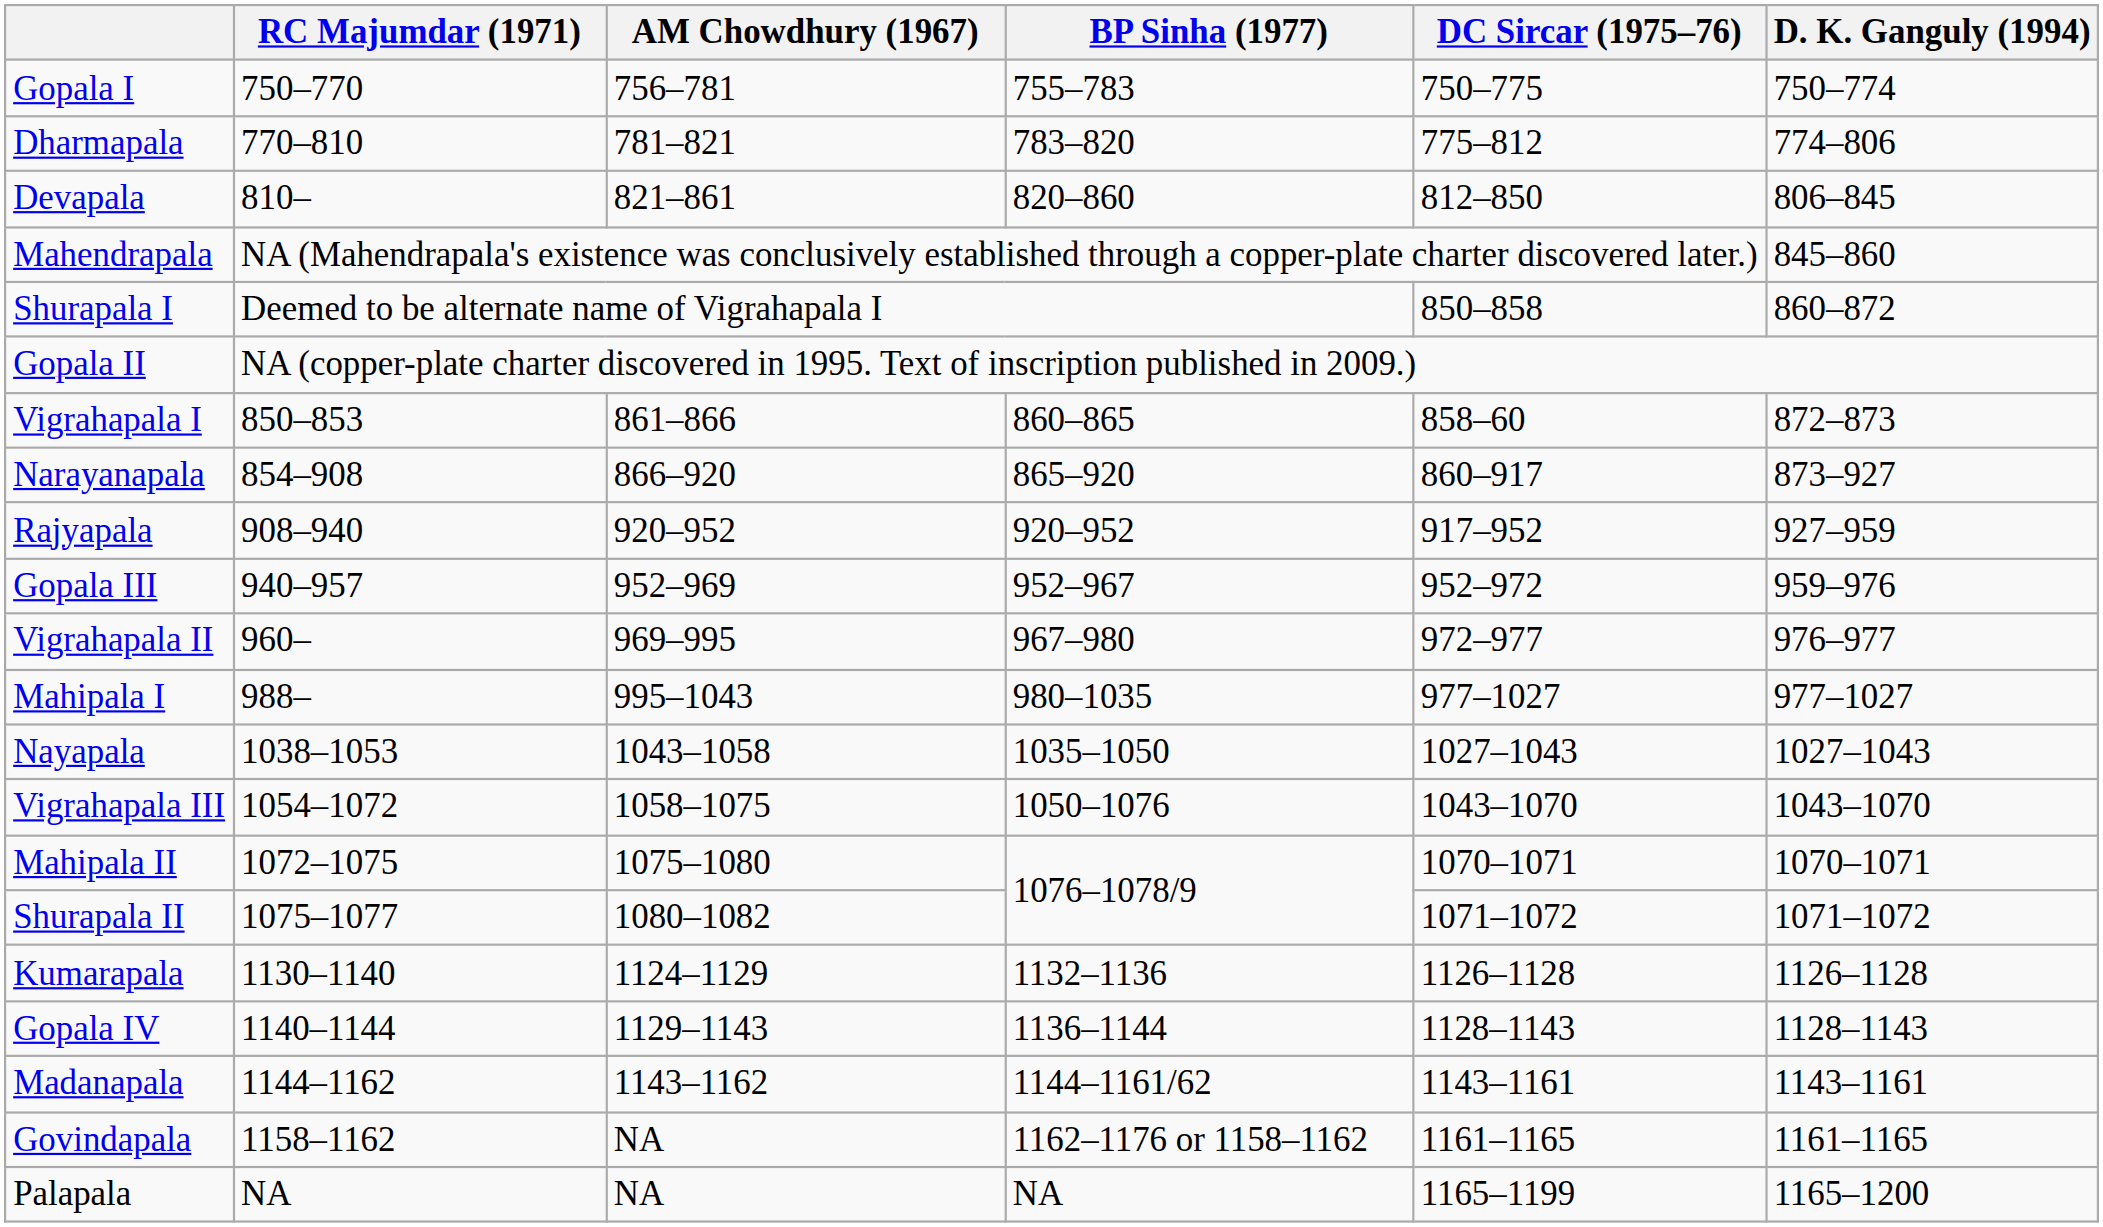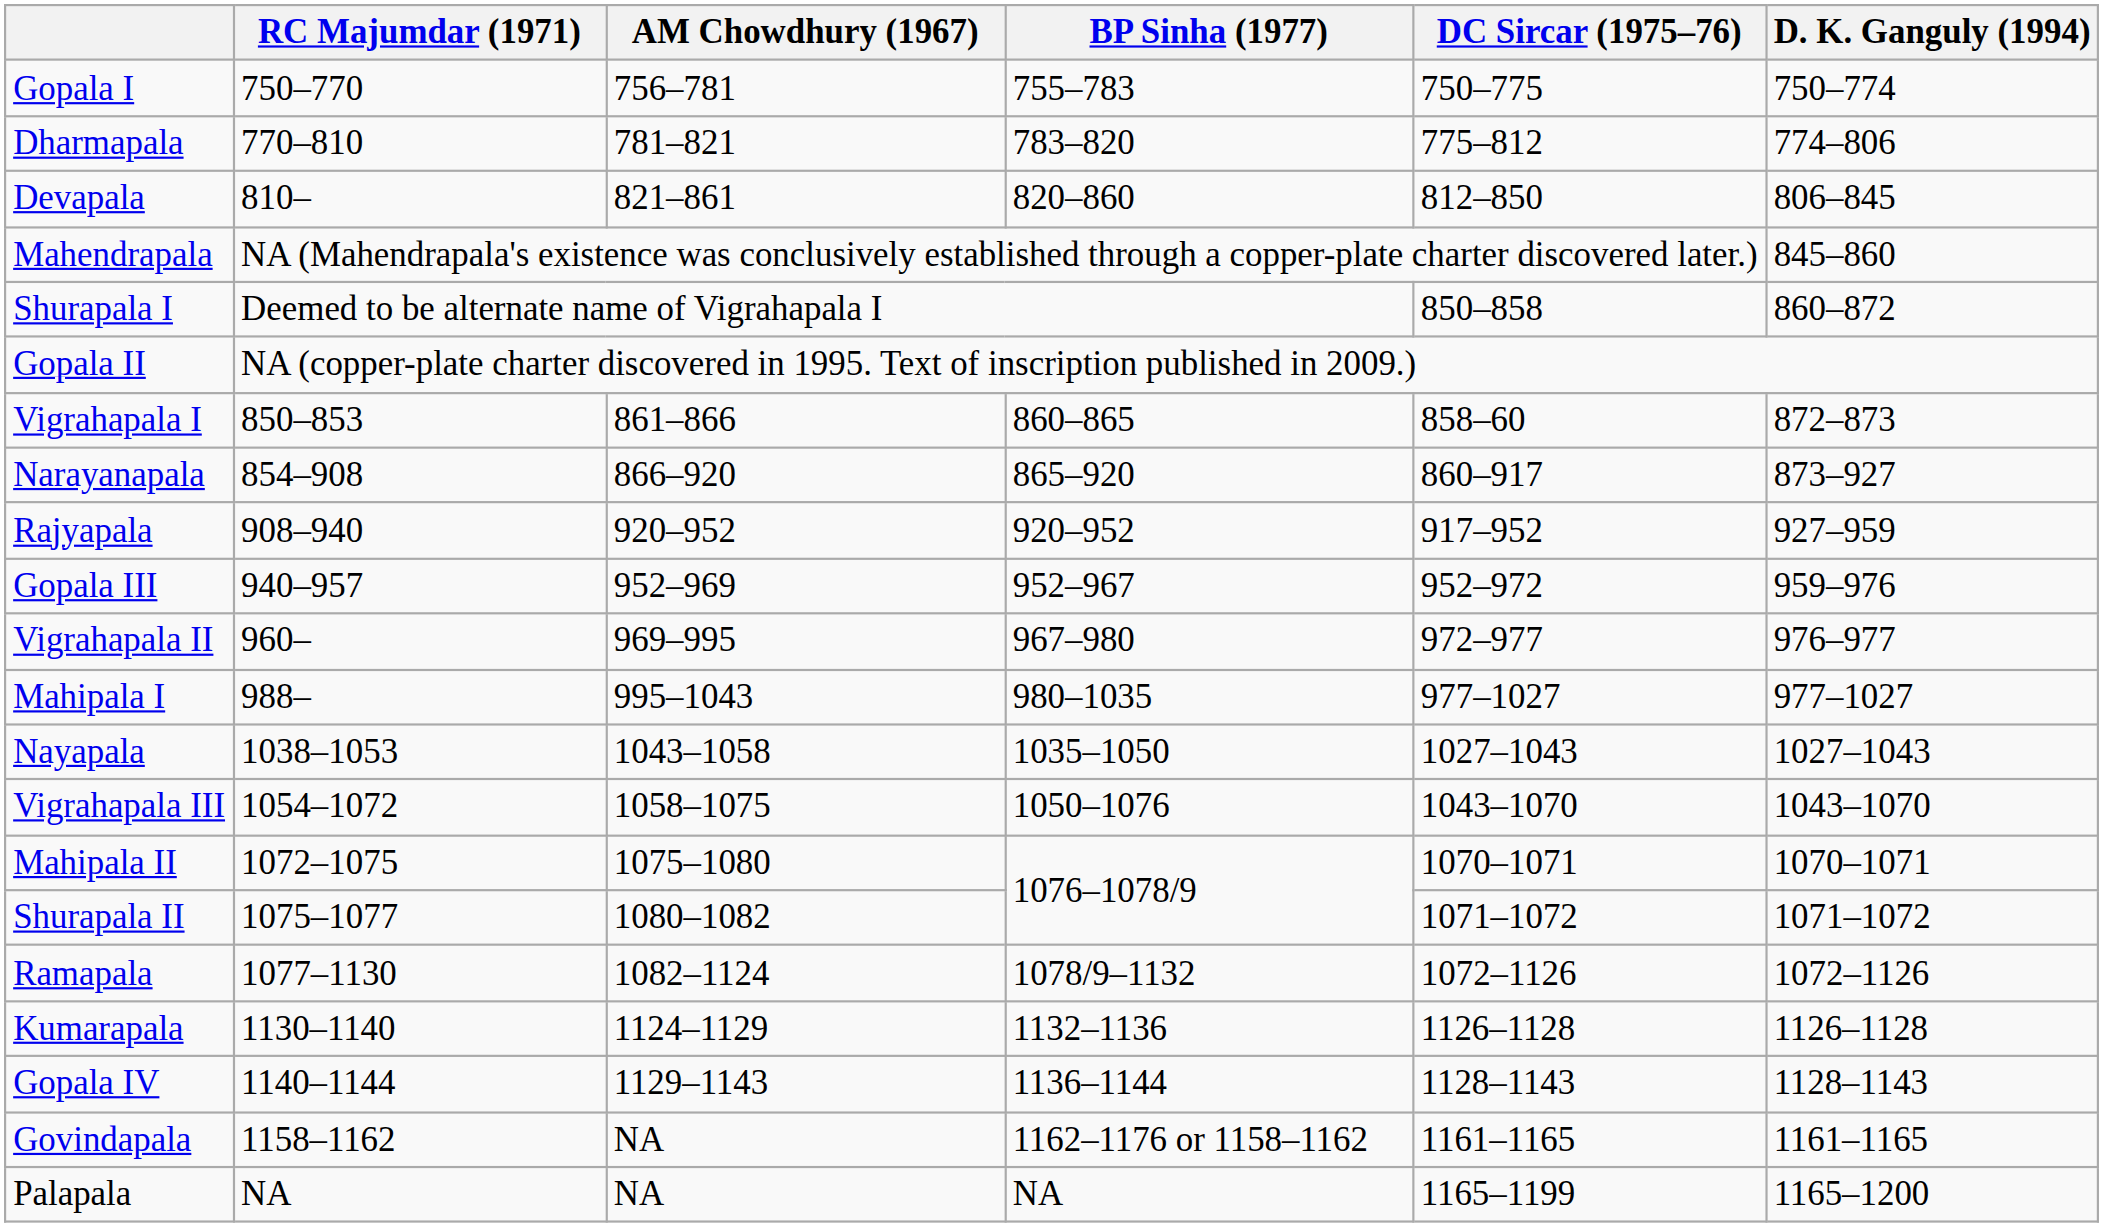+ row: (83, 972)
- row: (98, 1083)
